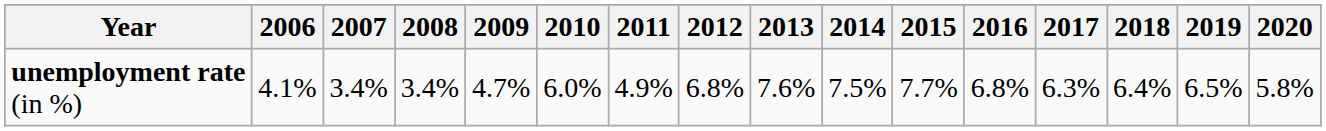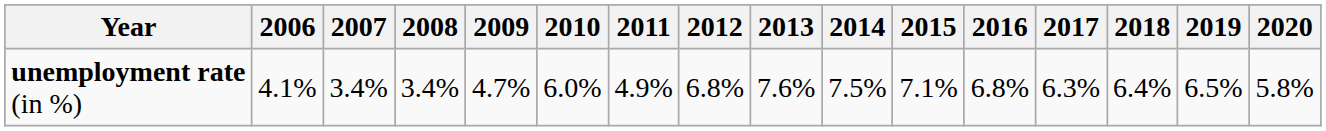(929, 86) 7.7% -> (929, 86) 7.1%
